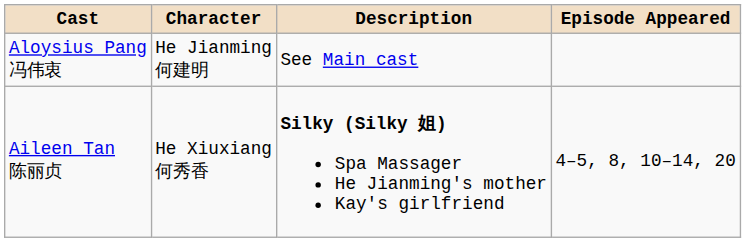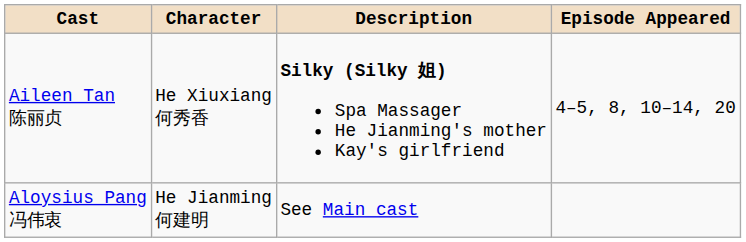rows swapped: (62, 161) <-> (78, 59)
